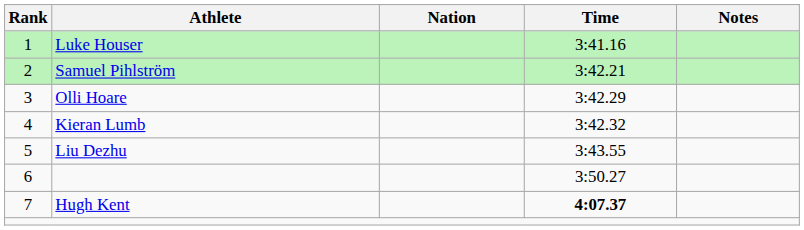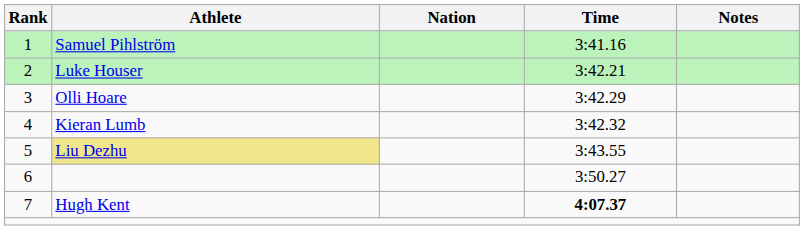(99, 44) Luke Houser -> (115, 44) Samuel Pihlström
(115, 71) Samuel Pihlström -> (99, 71) Luke Houser
(91, 151) no background -> (91, 151) khaki background
